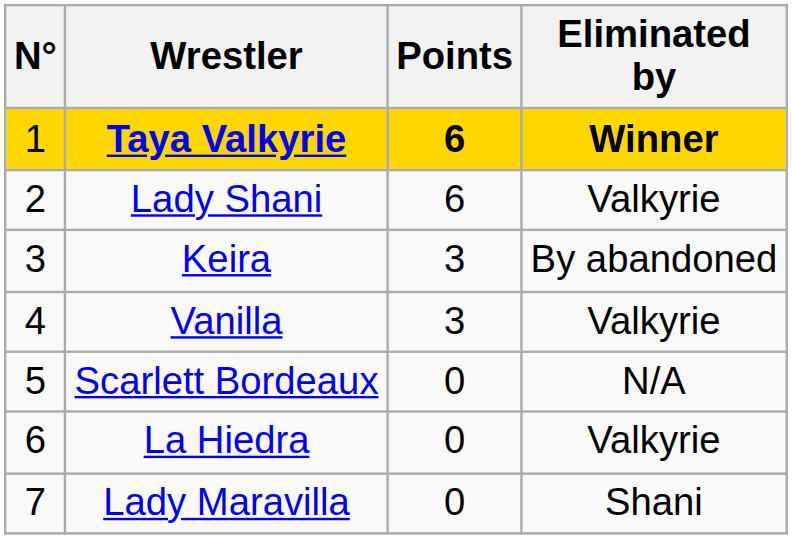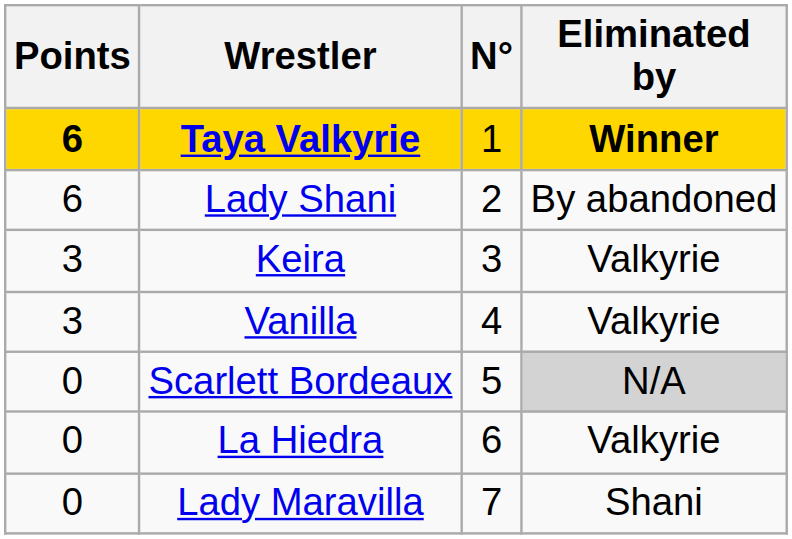columns swapped: (35, 56) <-> (455, 56)
(654, 199) Valkyrie -> (654, 199) By abandoned
(654, 259) By abandoned -> (654, 259) Valkyrie
(654, 381) no background -> (654, 381) lightgrey background
